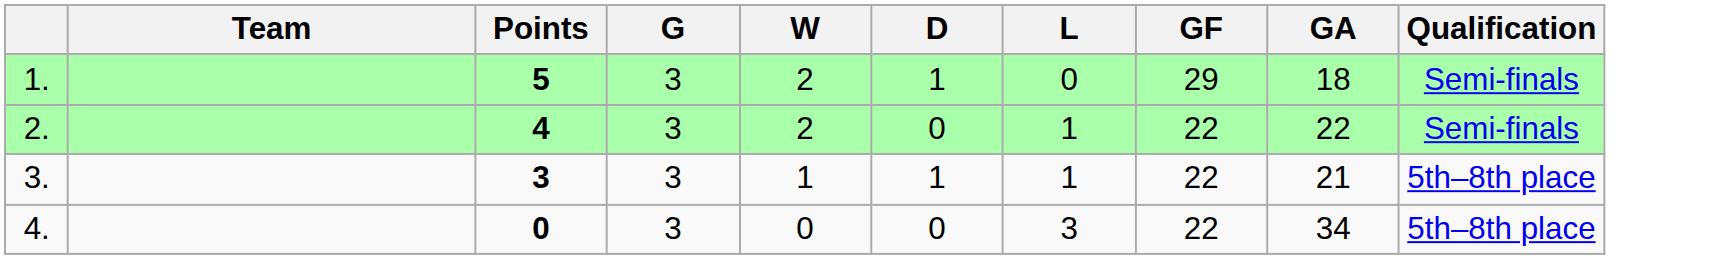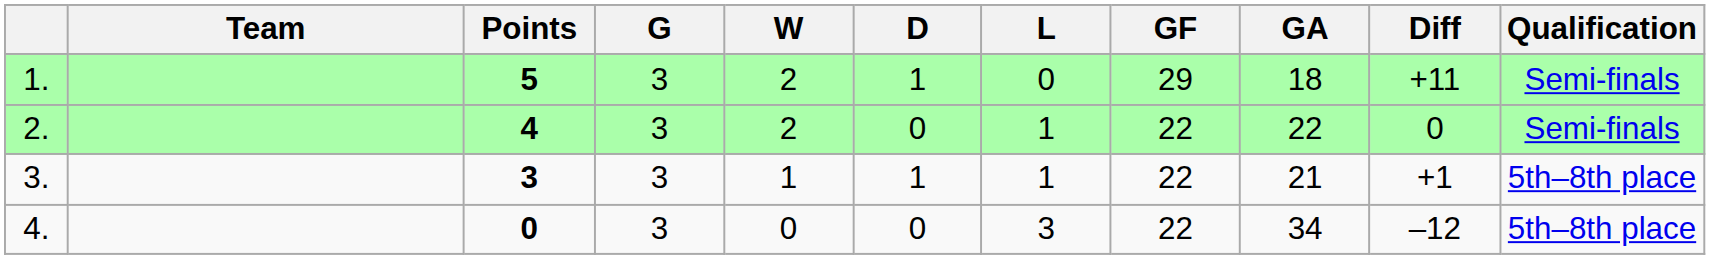+ column: (1435, 29)
